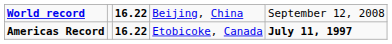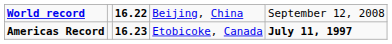(131, 31) 16.22 -> (131, 31) 16.23
